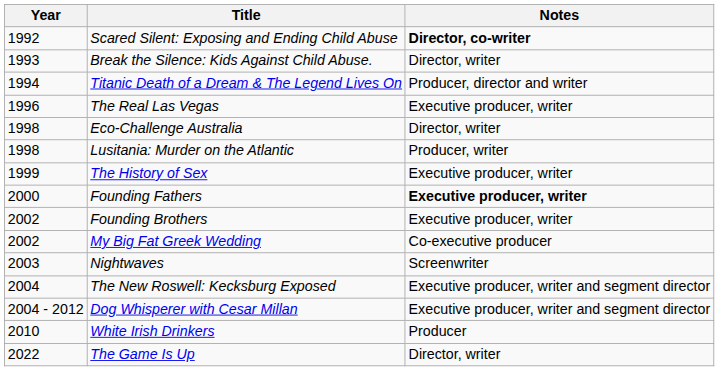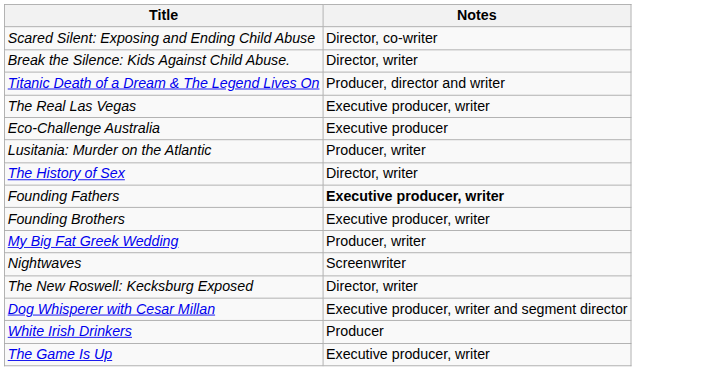- column: (46, 15)
(470, 38) bold -> (382, 38) normal
(454, 128) Director, writer -> (387, 128) Executive producer
(491, 173) Executive producer, writer -> (372, 173) Director, writer
(480, 241) Co-executive producer -> (376, 241) Producer, writer
(559, 286) Executive producer, writer and segment director -> (372, 286) Director, writer
(454, 354) Director, writer -> (408, 354) Executive producer, writer
